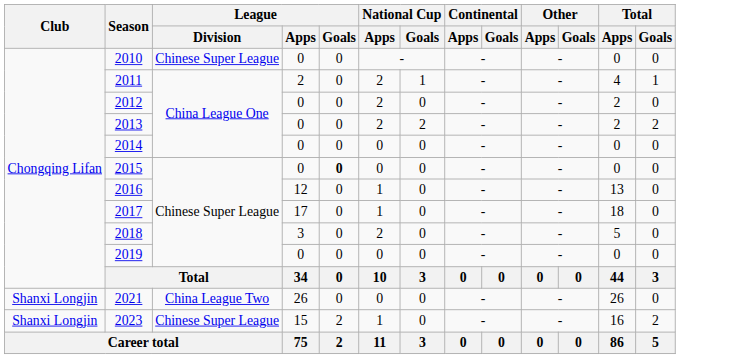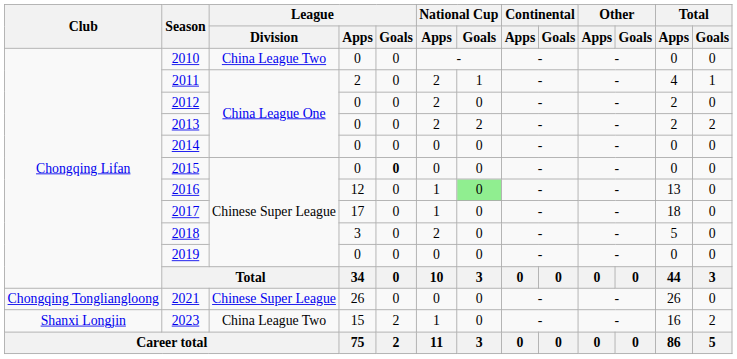(217, 59) Chinese Super League -> (274, 59) China League Two
(422, 189) no background -> (479, 189) lightgreen background
(55, 299) Shanxi Longjin -> (83, 299) Chongqing Tongliangloong
(217, 299) China League Two -> (274, 299) Chinese Super League
(217, 320) Chinese Super League -> (274, 320) China League Two
